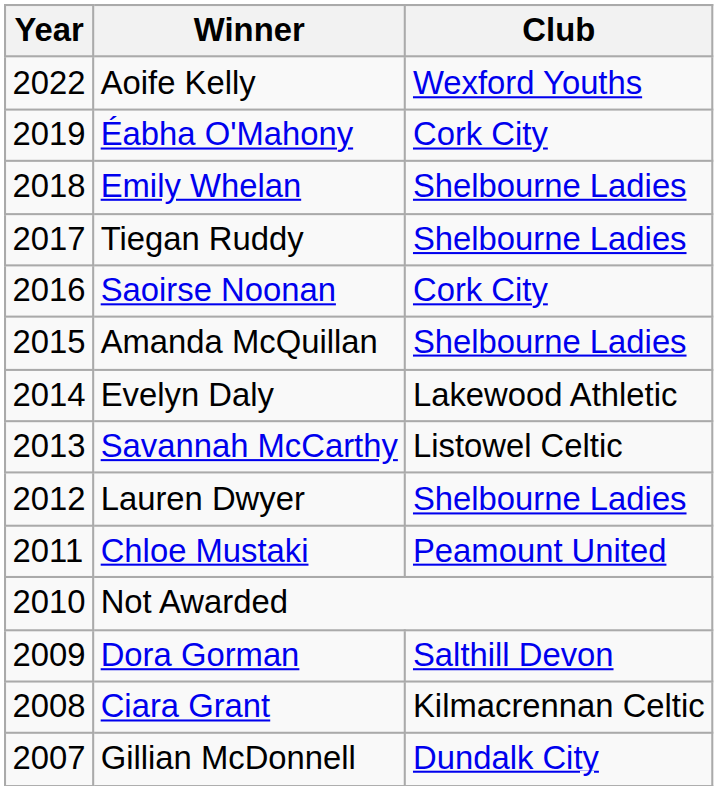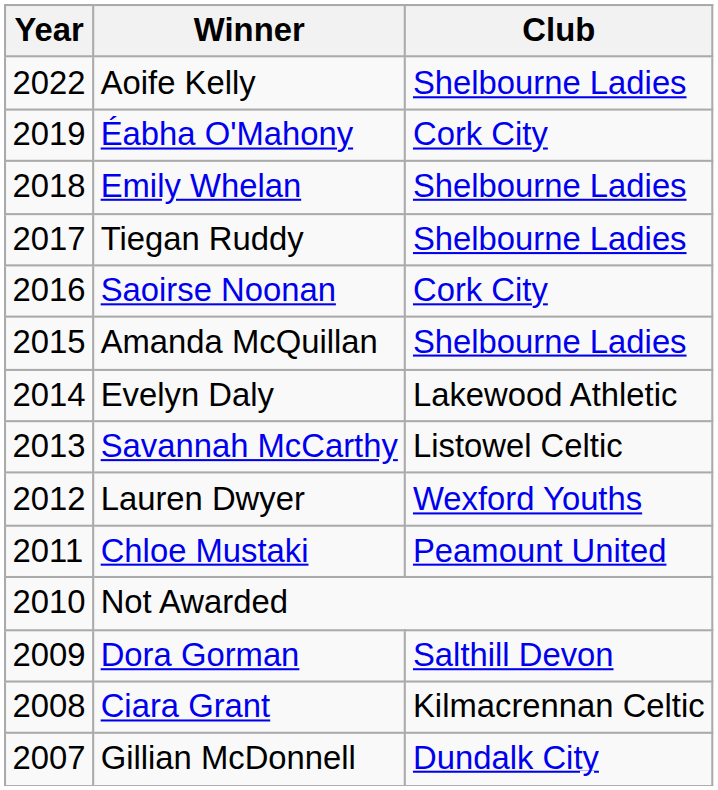(528, 82) Wexford Youths -> (550, 82) Shelbourne Ladies
(550, 498) Shelbourne Ladies -> (528, 498) Wexford Youths
